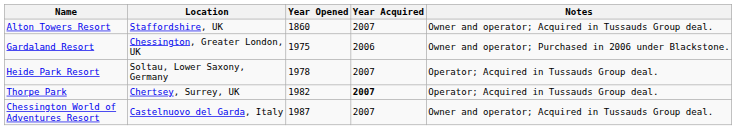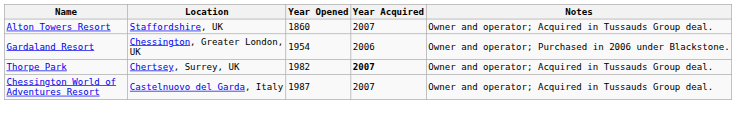(299, 47) 1975 -> (299, 47) 1954
- row: (53, 72)
(543, 92) Operator; Acquired in Tussauds Group deal. -> (571, 67) Owner and operator; Acquired in Tussauds Group deal.
